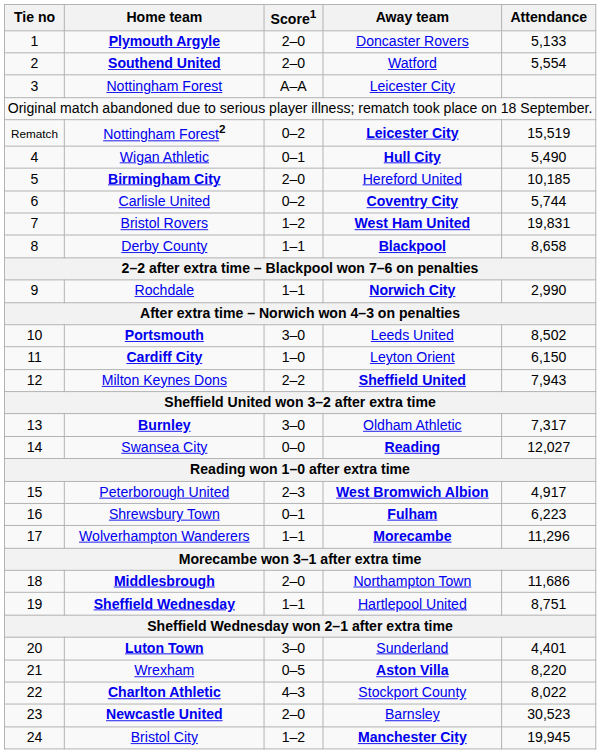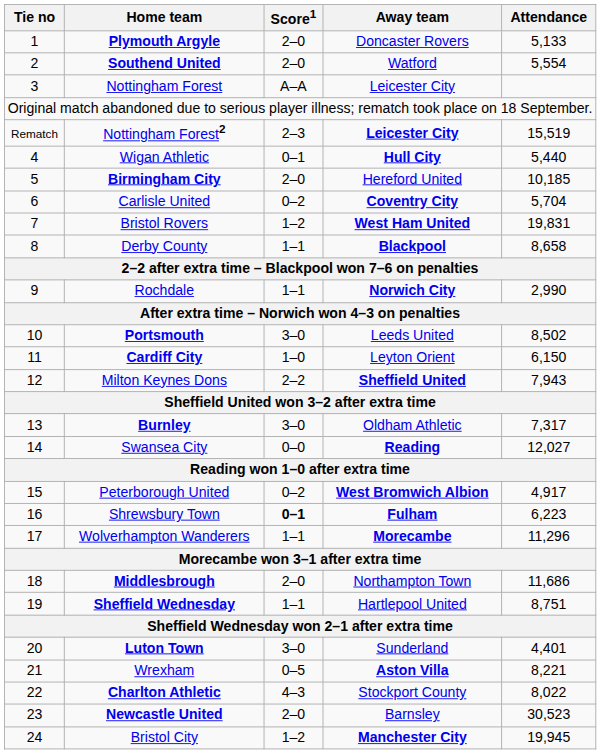(293, 133) 0–2 -> (293, 133) 2–3
(549, 157) 5,490 -> (549, 157) 5,440
(549, 201) 5,744 -> (549, 201) 5,704
(293, 492) 2–3 -> (293, 492) 0–2
(293, 514) normal -> (293, 514) bold
(549, 670) 8,220 -> (549, 670) 8,221
